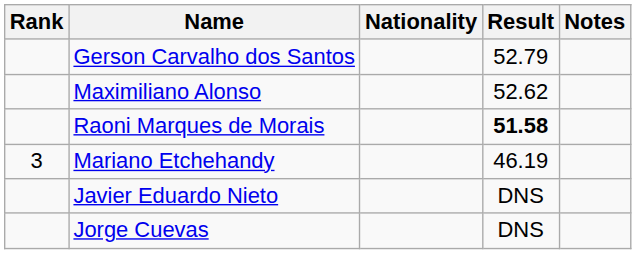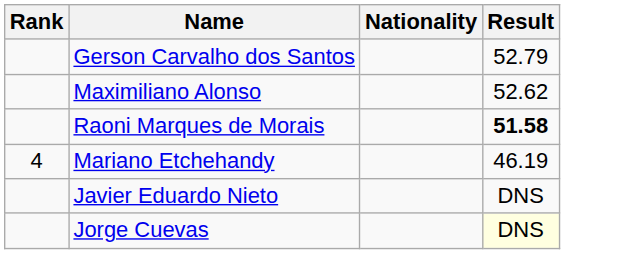- column: (595, 21)
(37, 160) 3 -> (37, 160) 4
(521, 230) no background -> (521, 230) lightyellow background
